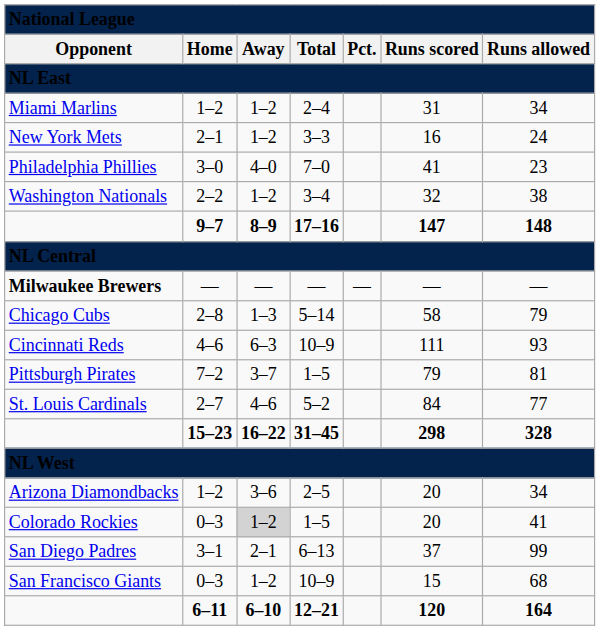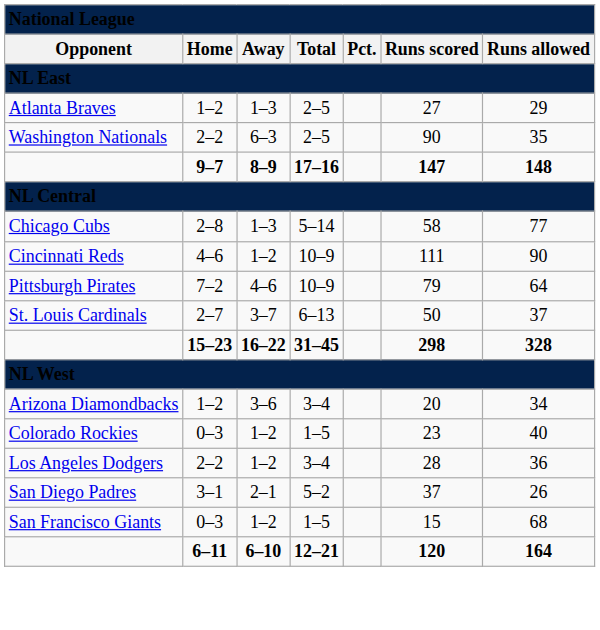+ row: (62, 108)
- row: (63, 108)
- row: (65, 137)
- row: (83, 167)
(263, 196) 1–2 -> (263, 137) 6–3
(316, 196) 3–4 -> (316, 137) 2–5
(432, 196) 32 -> (432, 137) 90
(539, 196) 38 -> (539, 137) 35
- row: (85, 285)
(539, 315) 79 -> (539, 226) 77
(263, 344) 6–3 -> (263, 256) 1–2
(539, 344) 93 -> (539, 256) 90
(263, 374) 3–7 -> (263, 285) 4–6
(316, 374) 1–5 -> (316, 285) 10–9
(539, 374) 81 -> (539, 285) 64
(263, 403) 4–6 -> (263, 315) 3–7
(316, 403) 5–2 -> (316, 315) 6–13
(432, 403) 84 -> (432, 315) 50
(539, 403) 77 -> (539, 315) 37
(316, 492) 2–5 -> (316, 403) 3–4
(263, 522) lightgrey background -> (263, 433) no background
(432, 522) 20 -> (432, 433) 23
(539, 522) 41 -> (539, 433) 40
+ row: (86, 463)
(316, 551) 6–13 -> (316, 492) 5–2
(539, 551) 99 -> (539, 492) 26
(316, 581) 10–9 -> (316, 522) 1–5
